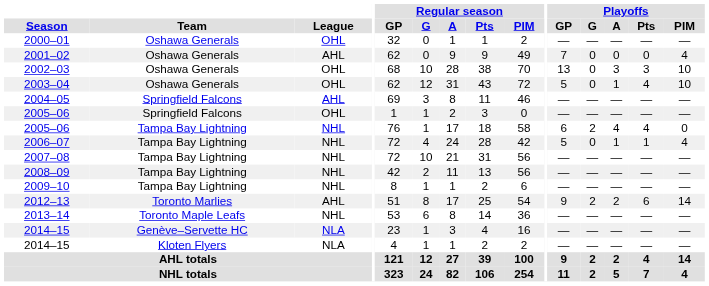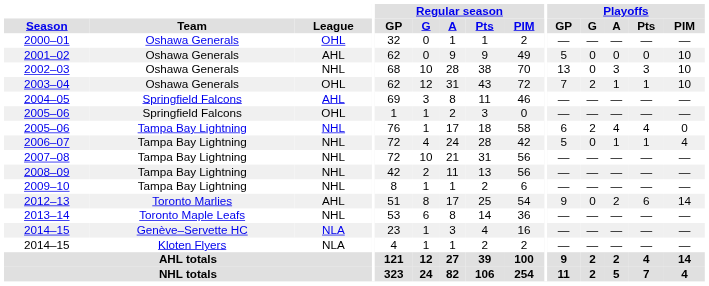(564, 55) 7 -> (564, 55) 5
(684, 55) 4 -> (684, 55) 10
(333, 69) OHL -> (333, 69) NHL
(564, 84) 5 -> (564, 84) 7
(592, 84) 0 -> (592, 84) 2
(646, 84) 4 -> (646, 84) 1
(592, 201) 2 -> (592, 201) 0
